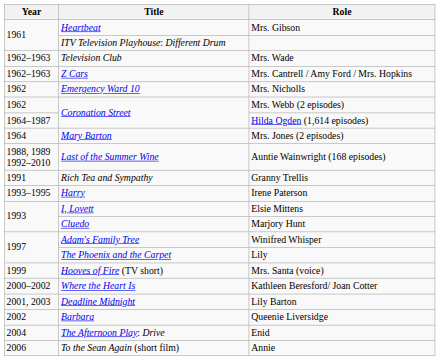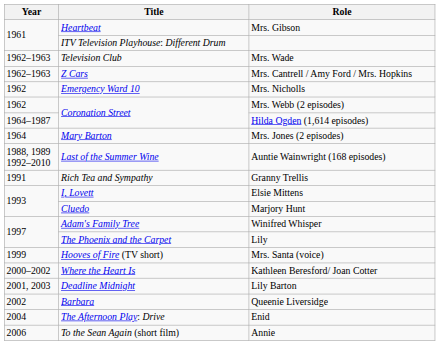- row: (279, 193)
